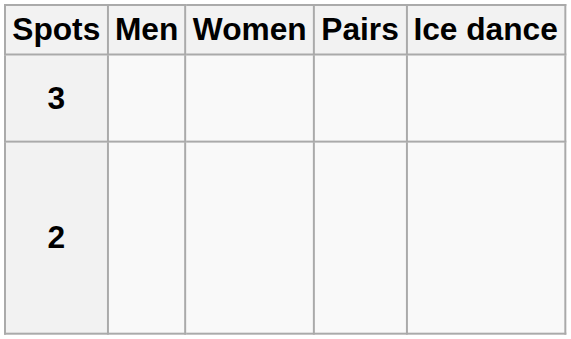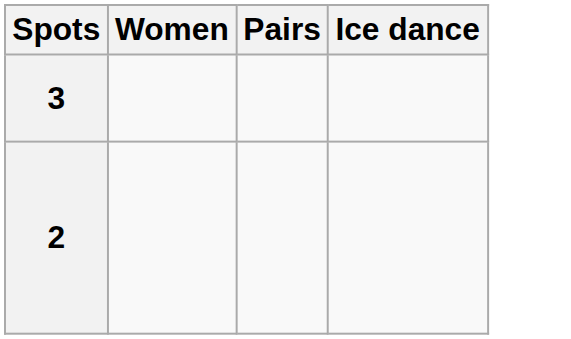- column: (147, 29)
